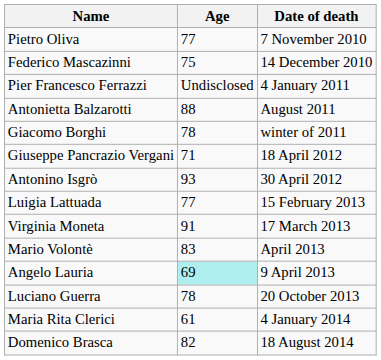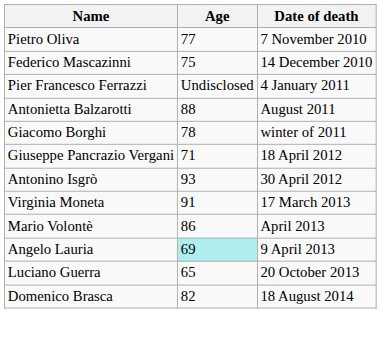- row: (55, 202)
(188, 249) 83 -> (188, 226) 86
(188, 296) 78 -> (188, 272) 65
- row: (61, 319)
